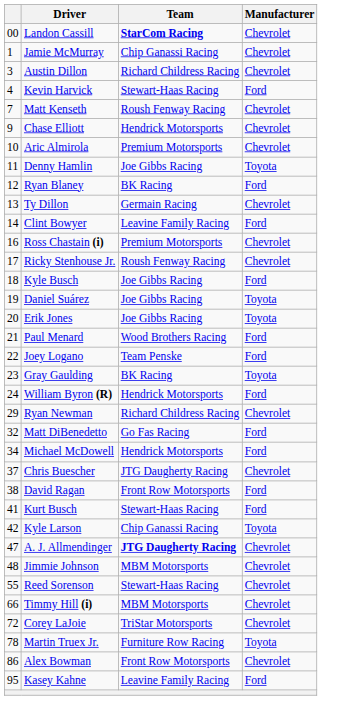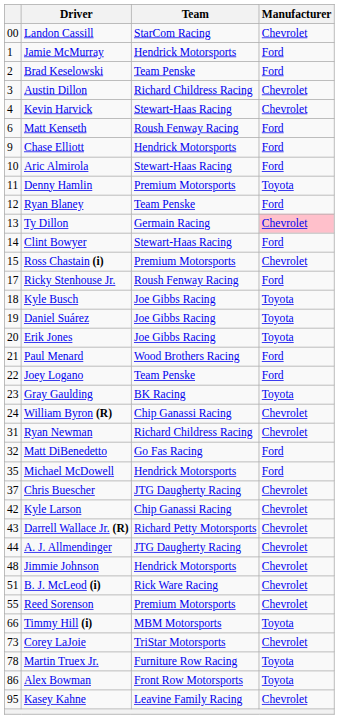(162, 33) bold -> (172, 33) normal
(169, 52) Chip Ganassi Racing -> (185, 52) Hendrick Motorsports
(267, 52) Chevrolet -> (273, 52) Ford
+ row: (64, 71)
(256, 90) Ford -> (285, 109) Chevrolet
(10, 109) 7 -> (10, 128) 6
(267, 109) Chevrolet -> (273, 128) Ford
(267, 128) Chevrolet -> (273, 147) Ford
(172, 147) Premium Motorsports -> (183, 166) Stewart-Haas Racing
(267, 147) Chevrolet -> (273, 166) Ford
(161, 166) Joe Gibbs Racing -> (185, 185) Premium Motorsports
(147, 185) BK Racing -> (165, 204) Team Penske
(267, 204) no background -> (285, 223) pink background
(175, 223) Leavine Family Racing -> (183, 242) Stewart-Haas Racing
(13, 242) 16 -> (13, 261) 15
(267, 261) Chevrolet -> (273, 280) Ford
(256, 280) Ford -> (278, 299) Toyota
(172, 395) Hendrick Motorsports -> (183, 414) Chip Ganassi Racing
(256, 395) Ford -> (285, 414) Chevrolet
(13, 414) 29 -> (13, 433) 31
(13, 452) 34 -> (13, 471) 35
- row: (54, 490)
- row: (50, 509)
(261, 528) Toyota -> (285, 509) Chevrolet
+ row: (76, 528)
(13, 547) 47 -> (13, 547) 44
(178, 547) bold -> (188, 547) normal
(164, 566) MBM Motorsports -> (185, 566) Hendrick Motorsports
+ row: (62, 585)
(170, 585) Stewart-Haas Racing -> (185, 604) Premium Motorsports
(267, 604) Chevrolet -> (278, 623) Toyota
(13, 623) 72 -> (13, 642) 73
(267, 661) Chevrolet -> (278, 680) Toyota
(256, 680) Ford -> (285, 699) Chevrolet
